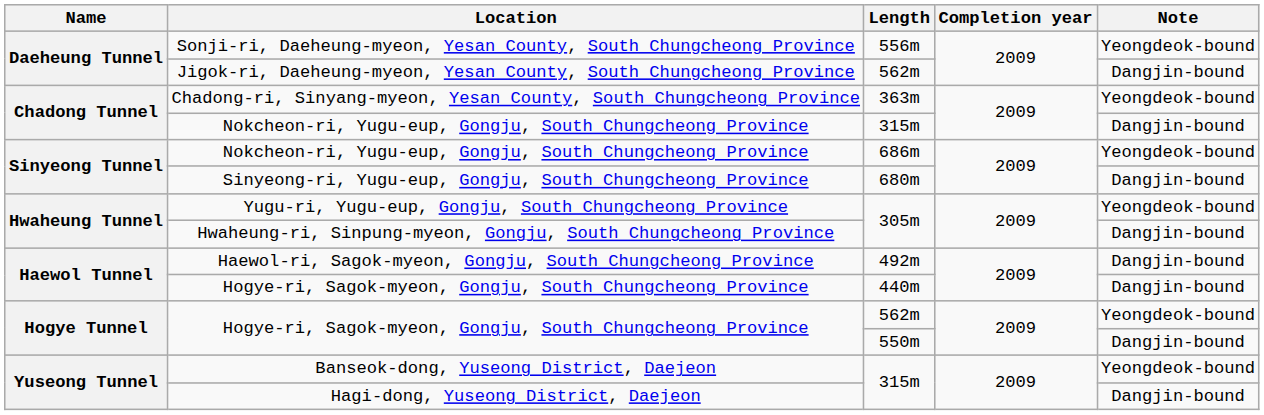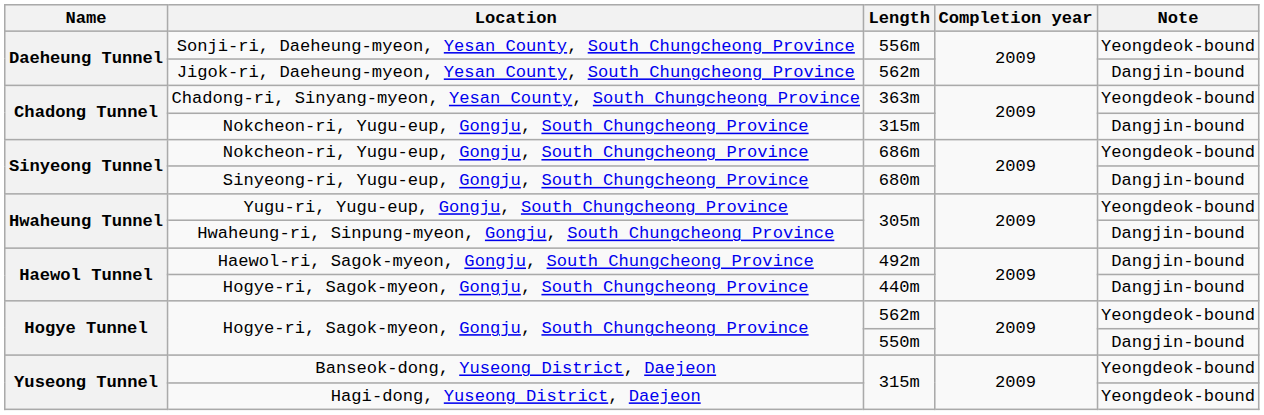(1178, 396) Dangjin-bound -> (1178, 396) Yeongdeok-bound
